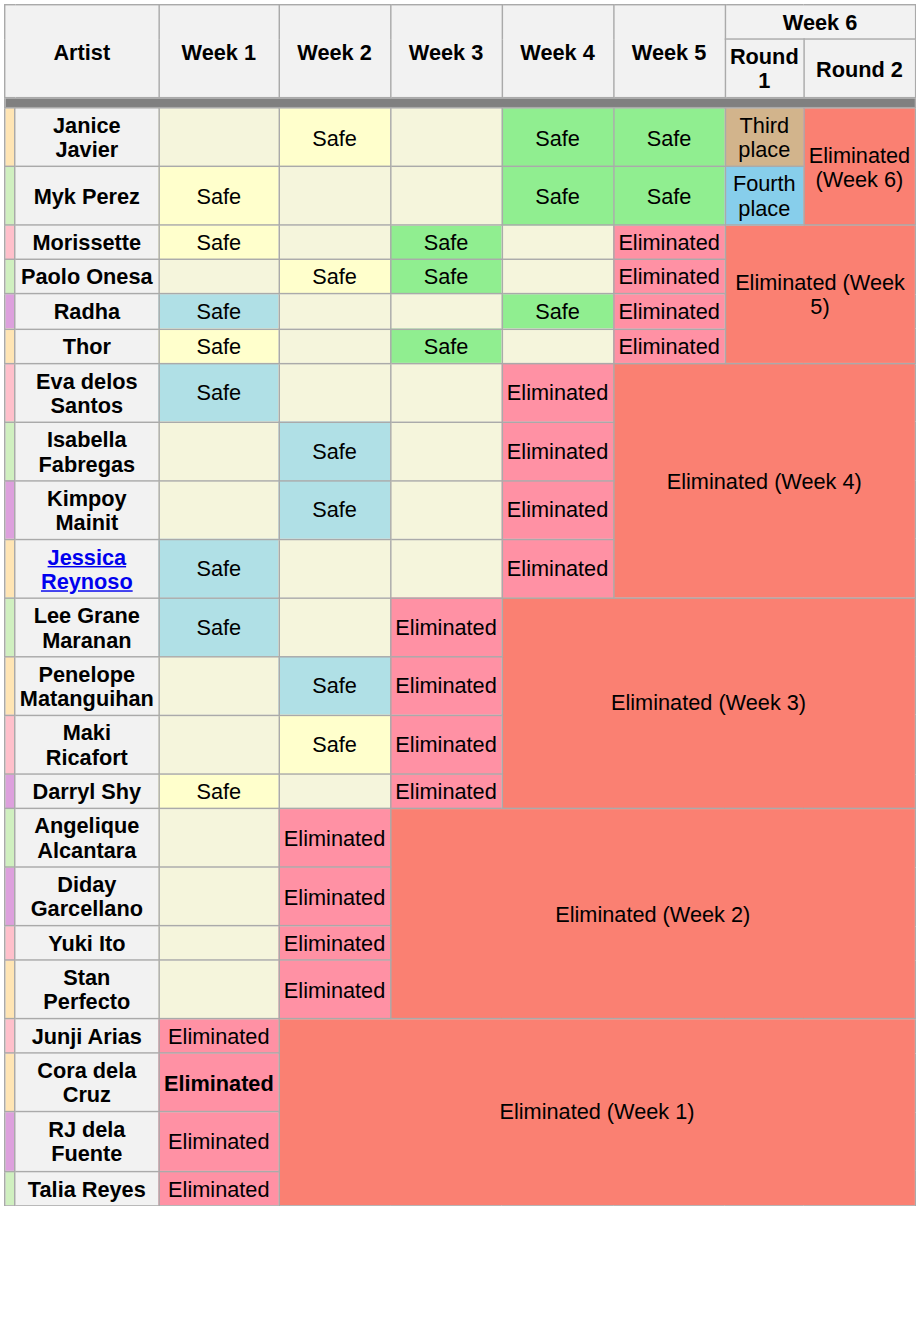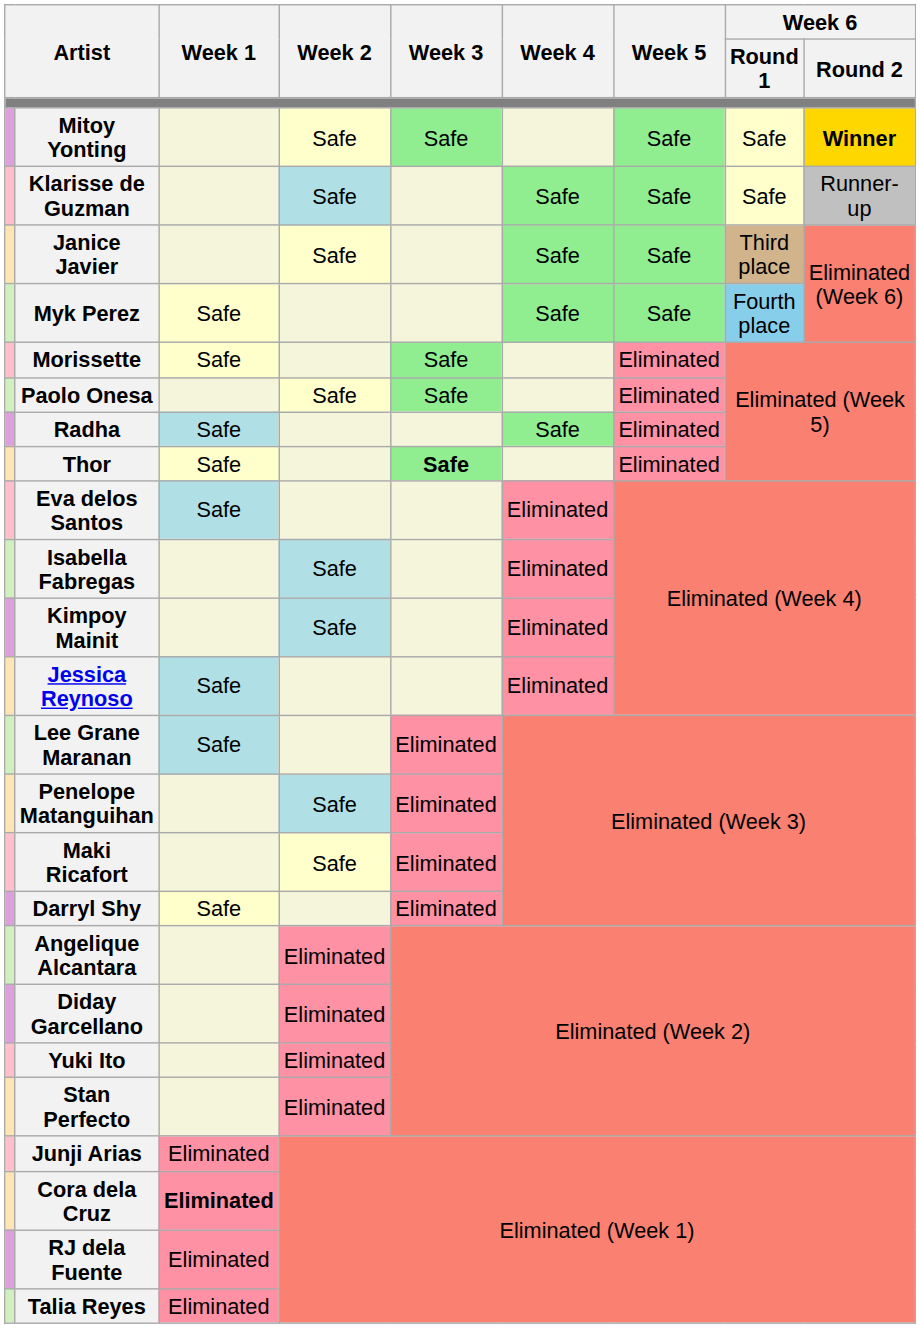+ row: (87, 137)
+ row: (87, 196)
(446, 346) normal -> (446, 463) bold
